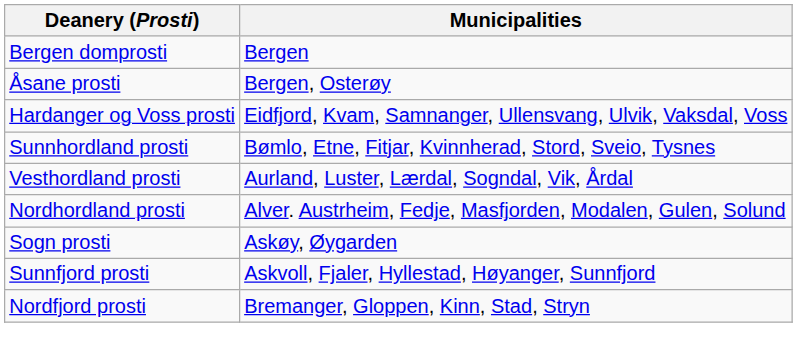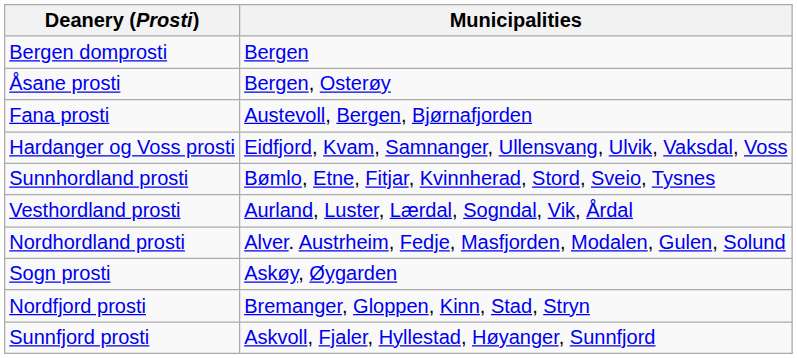+ row: (59, 115)
rows swapped: (78, 305) <-> (79, 274)
